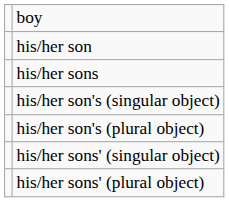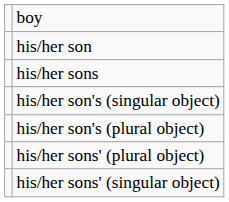rows swapped: (118, 155) <-> (110, 182)
